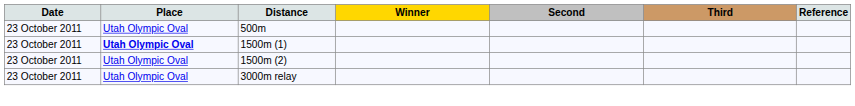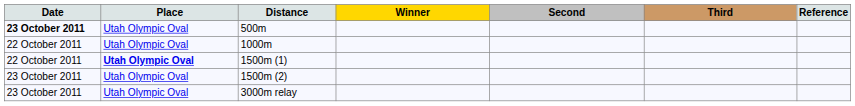(44, 28) normal -> (46, 28) bold
+ row: (256, 45)
(44, 45) 23 October 2011 -> (44, 61) 22 October 2011
